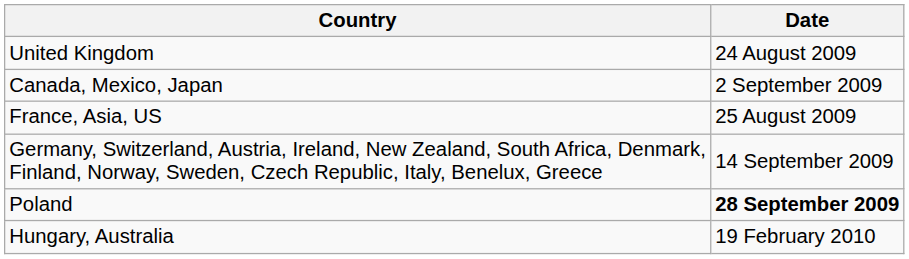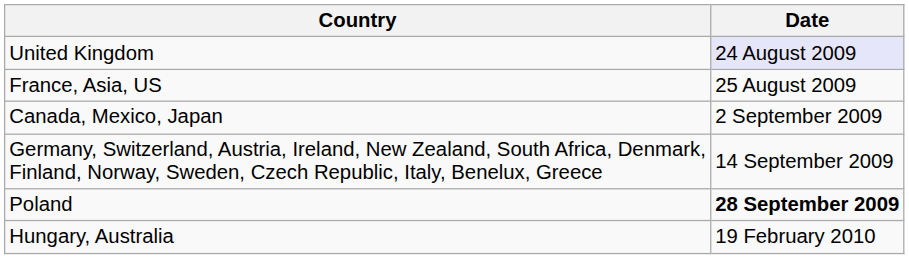(786, 52) no background -> (786, 52) lavender background
rows swapped: (86, 117) <-> (116, 85)
